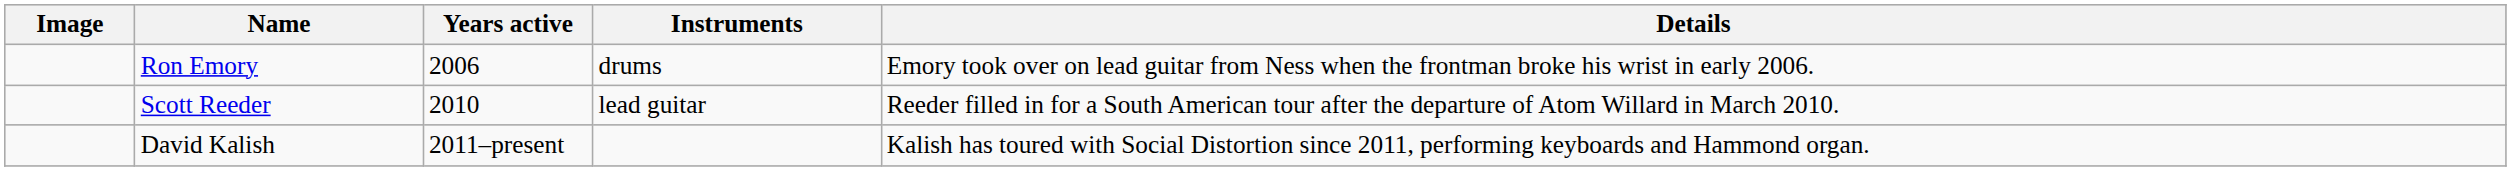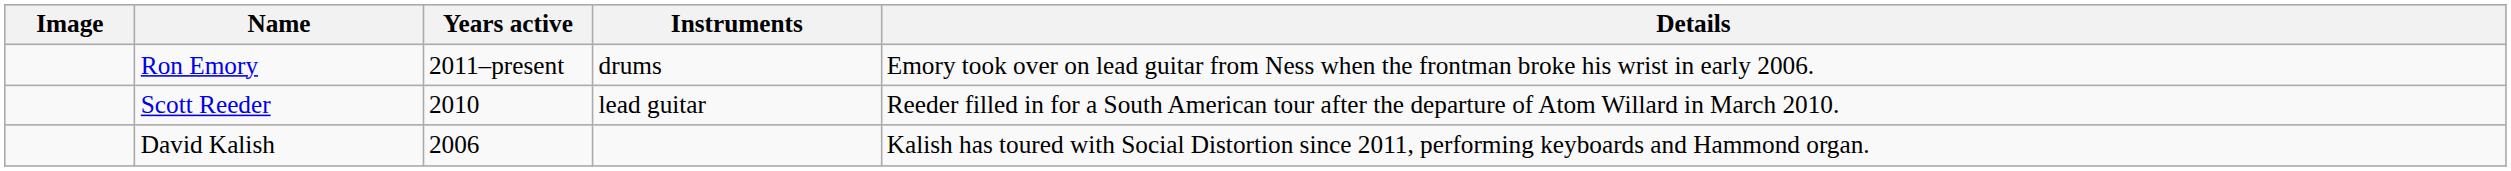(454, 64) 2006 -> (497, 64) 2011–present
(497, 144) 2011–present -> (454, 144) 2006
